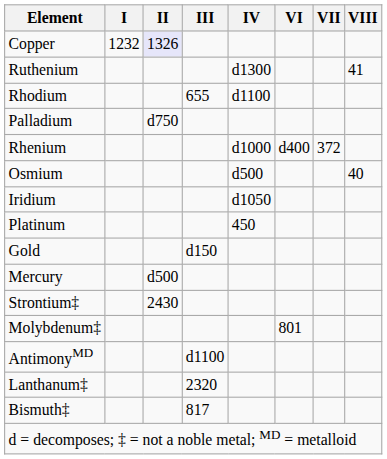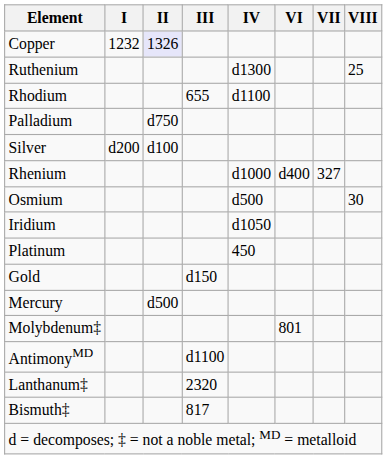(356, 69) 41 -> (356, 69) 25
+ row: (27, 147)
(329, 147) 372 -> (329, 173) 327
(356, 173) 40 -> (356, 199) 30
- row: (44, 302)
